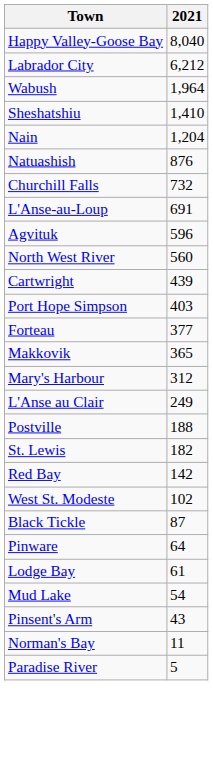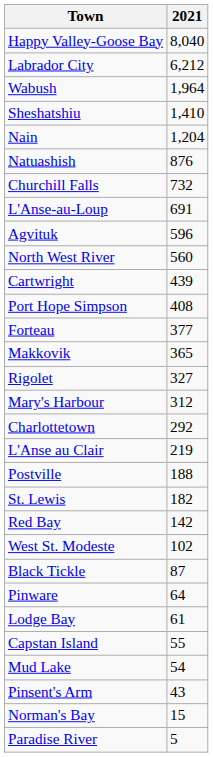(181, 305) 403 -> (181, 305) 408
+ row: (30, 378)
+ row: (51, 426)
(181, 402) 249 -> (181, 450) 219
+ row: (53, 643)
(177, 643) 11 -> (178, 715) 15
